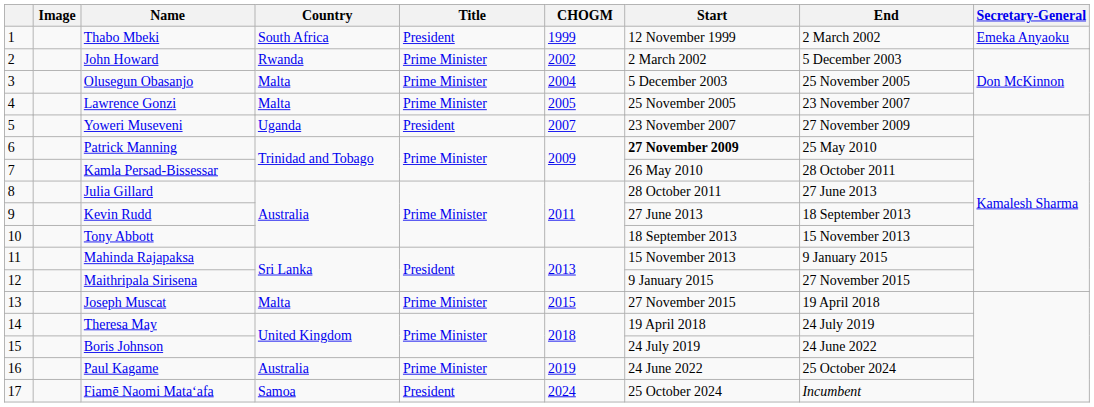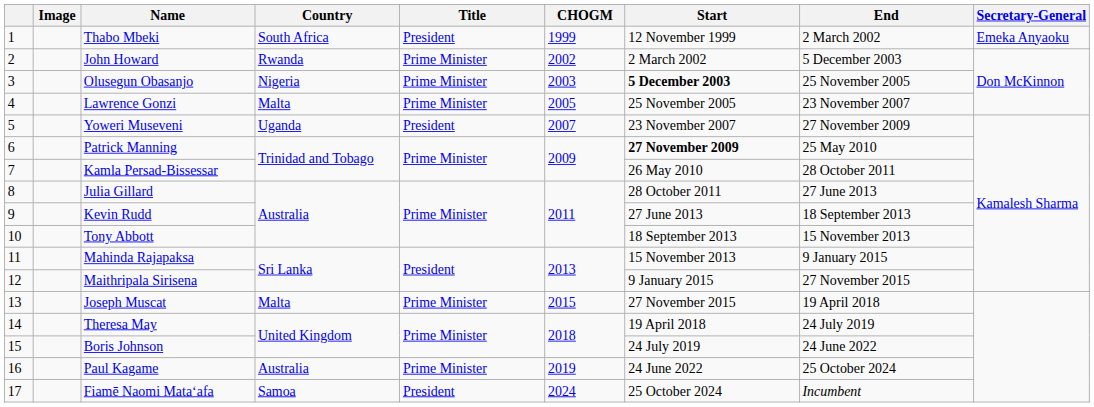(274, 81) Malta -> (279, 81) Nigeria
(562, 81) 2004 -> (562, 81) 2003
(678, 81) normal -> (679, 81) bold
